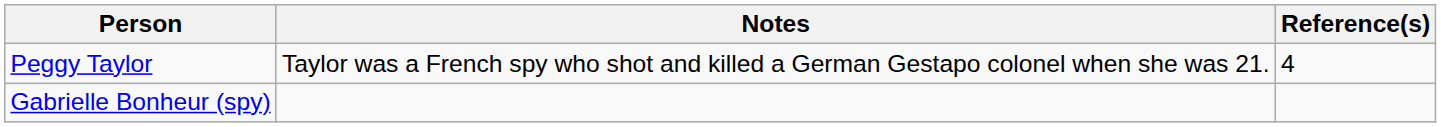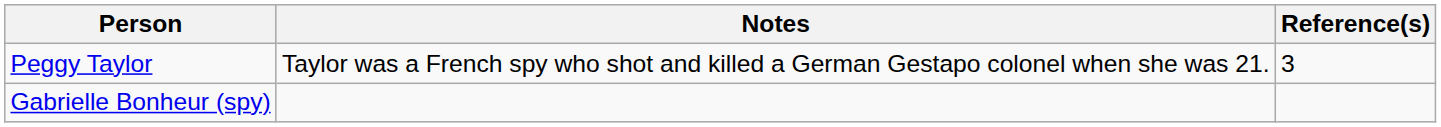(1288, 63) 4 -> (1288, 63) 3
